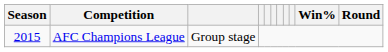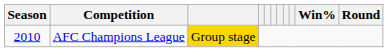(27, 36) 2015 -> (27, 36) 2010
(223, 36) no background -> (223, 36) gold background
